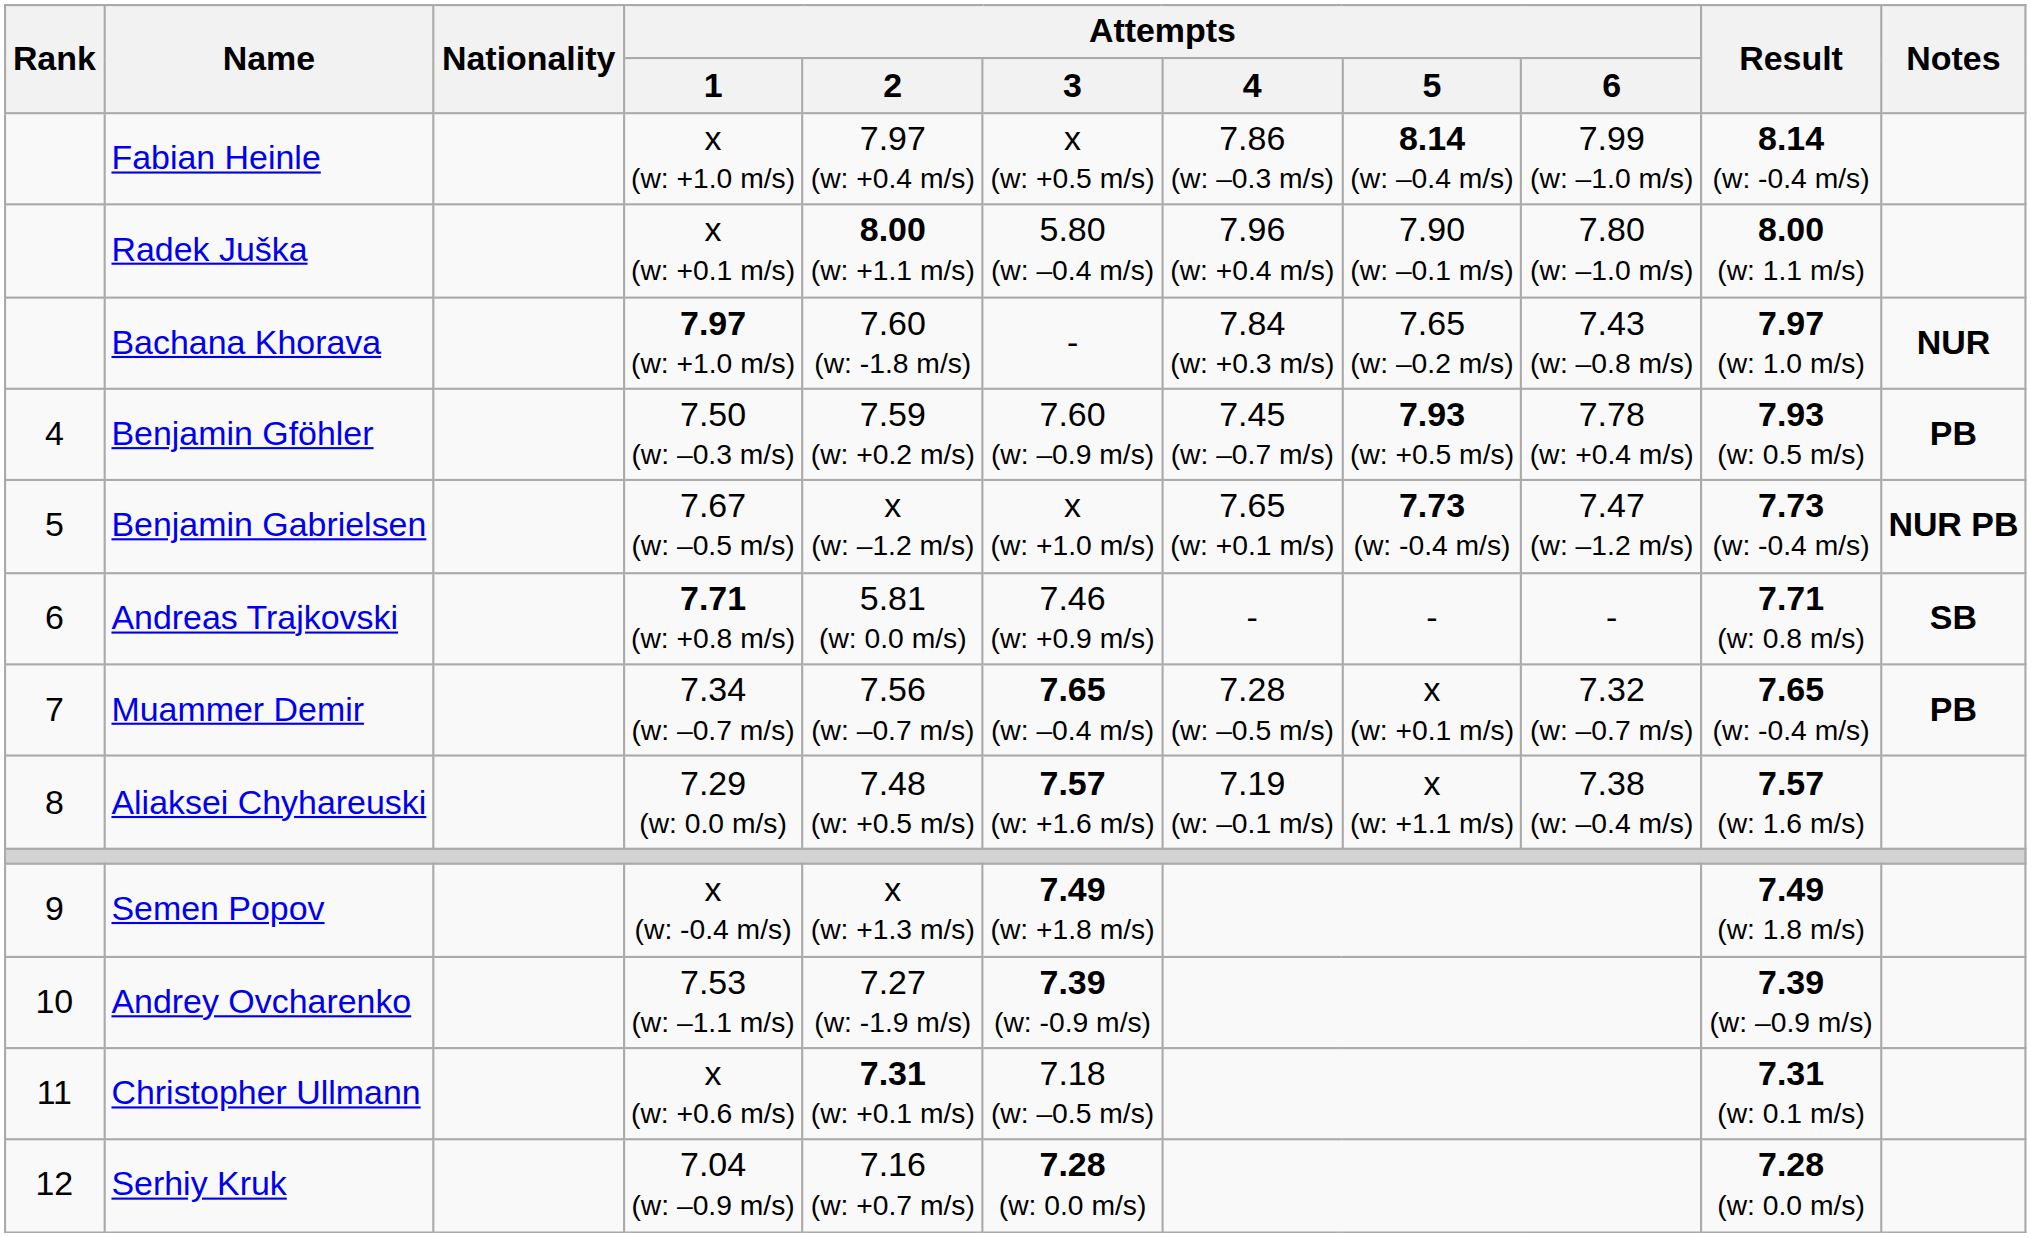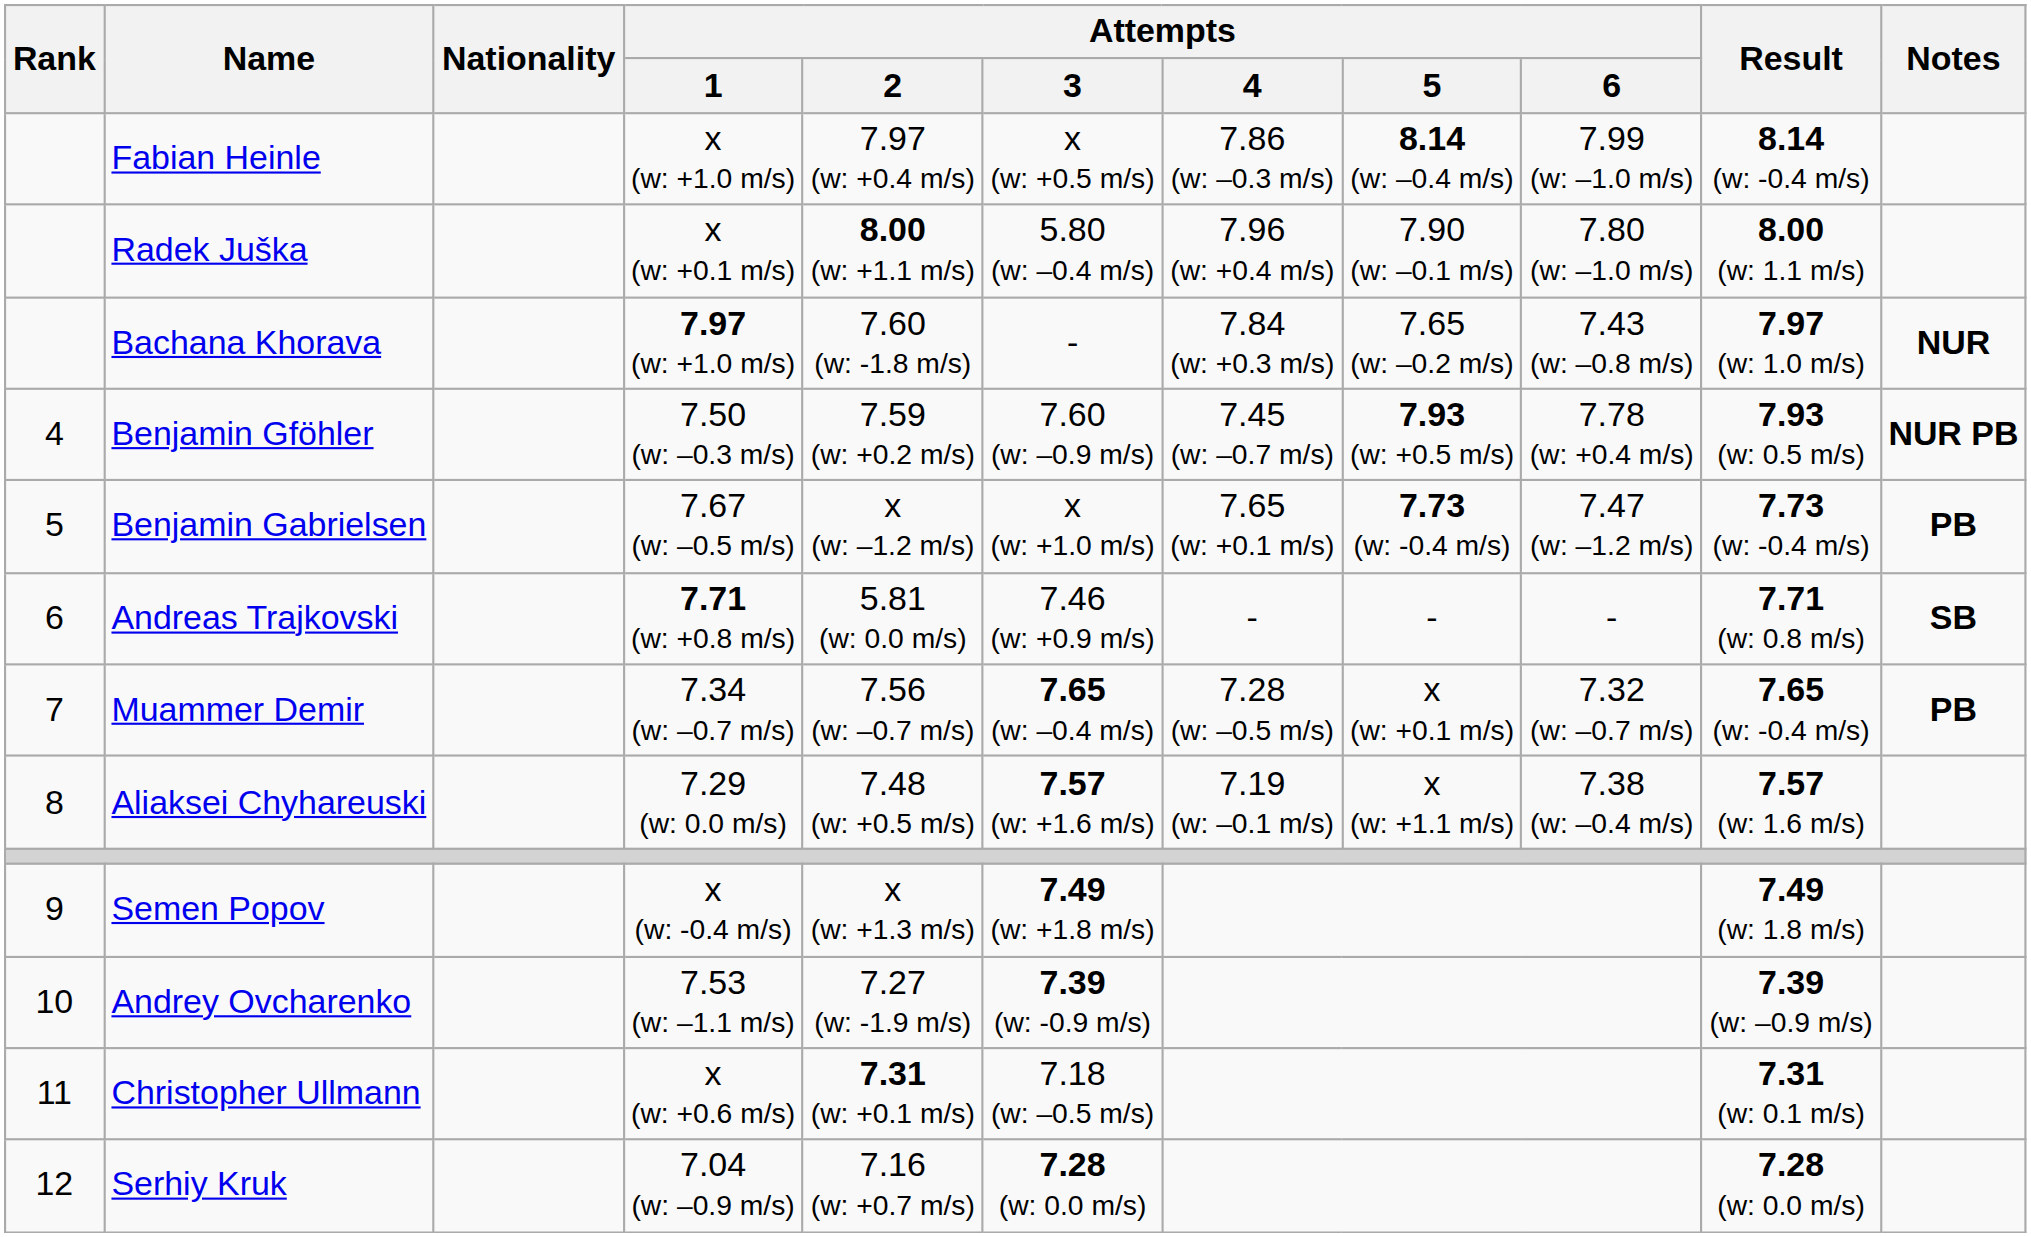(1953, 433) PB -> (1953, 433) NUR PB
(1953, 525) NUR PB -> (1953, 525) PB
